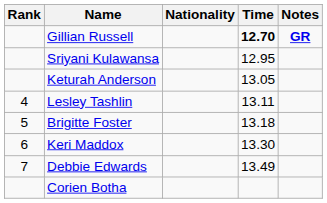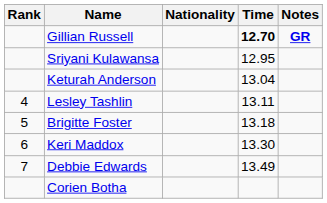(258, 79) 13.05 -> (258, 79) 13.04
